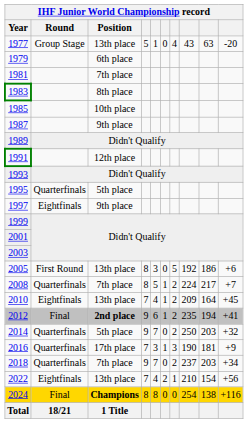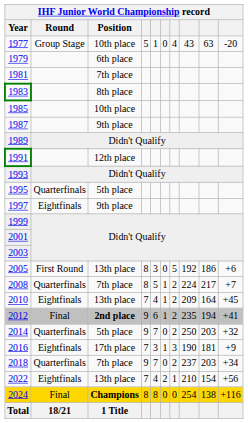(115, 43) 13th place -> (115, 43) 10th place
(60, 347) Quarterfinals -> (60, 347) Eightfinals
